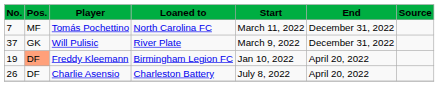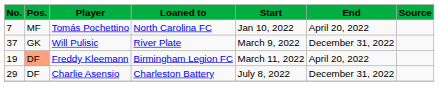(271, 28) March 11, 2022 -> (266, 28) Jan 10, 2022
(352, 28) December 31, 2022 -> (339, 28) April 20, 2022
(266, 58) Jan 10, 2022 -> (271, 58) March 11, 2022
(12, 74) 26 -> (12, 74) 29
(339, 74) April 20, 2022 -> (352, 74) December 31, 2022
